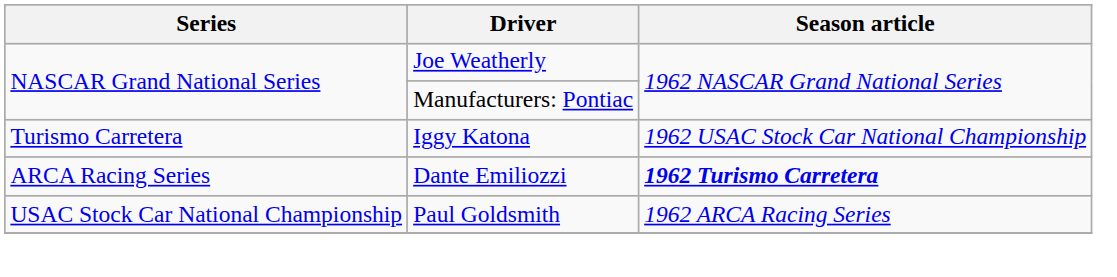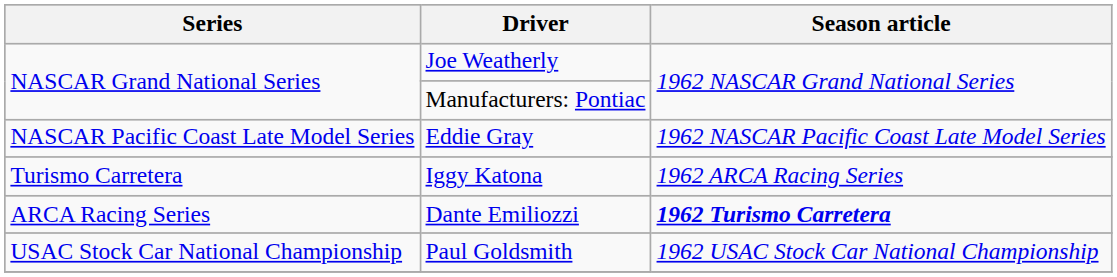+ row: (479, 137)
(865, 137) 1962 USAC Stock Car National Championship -> (780, 175) 1962 ARCA Racing Series
(767, 214) 1962 ARCA Racing Series -> (878, 252) 1962 USAC Stock Car National Championship
